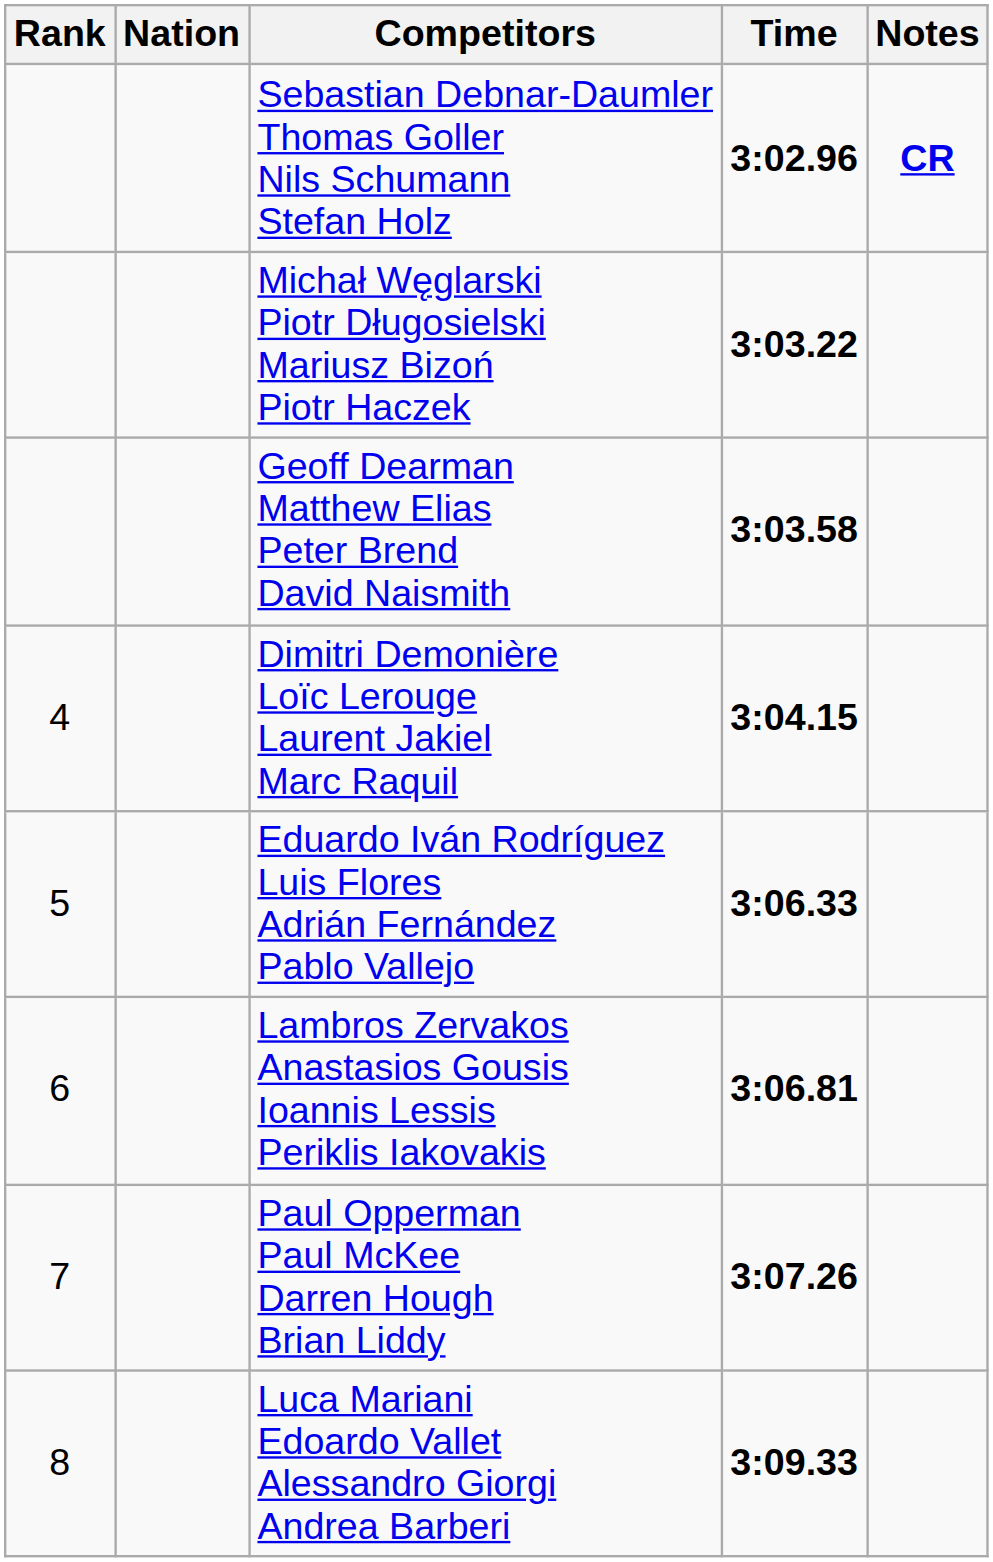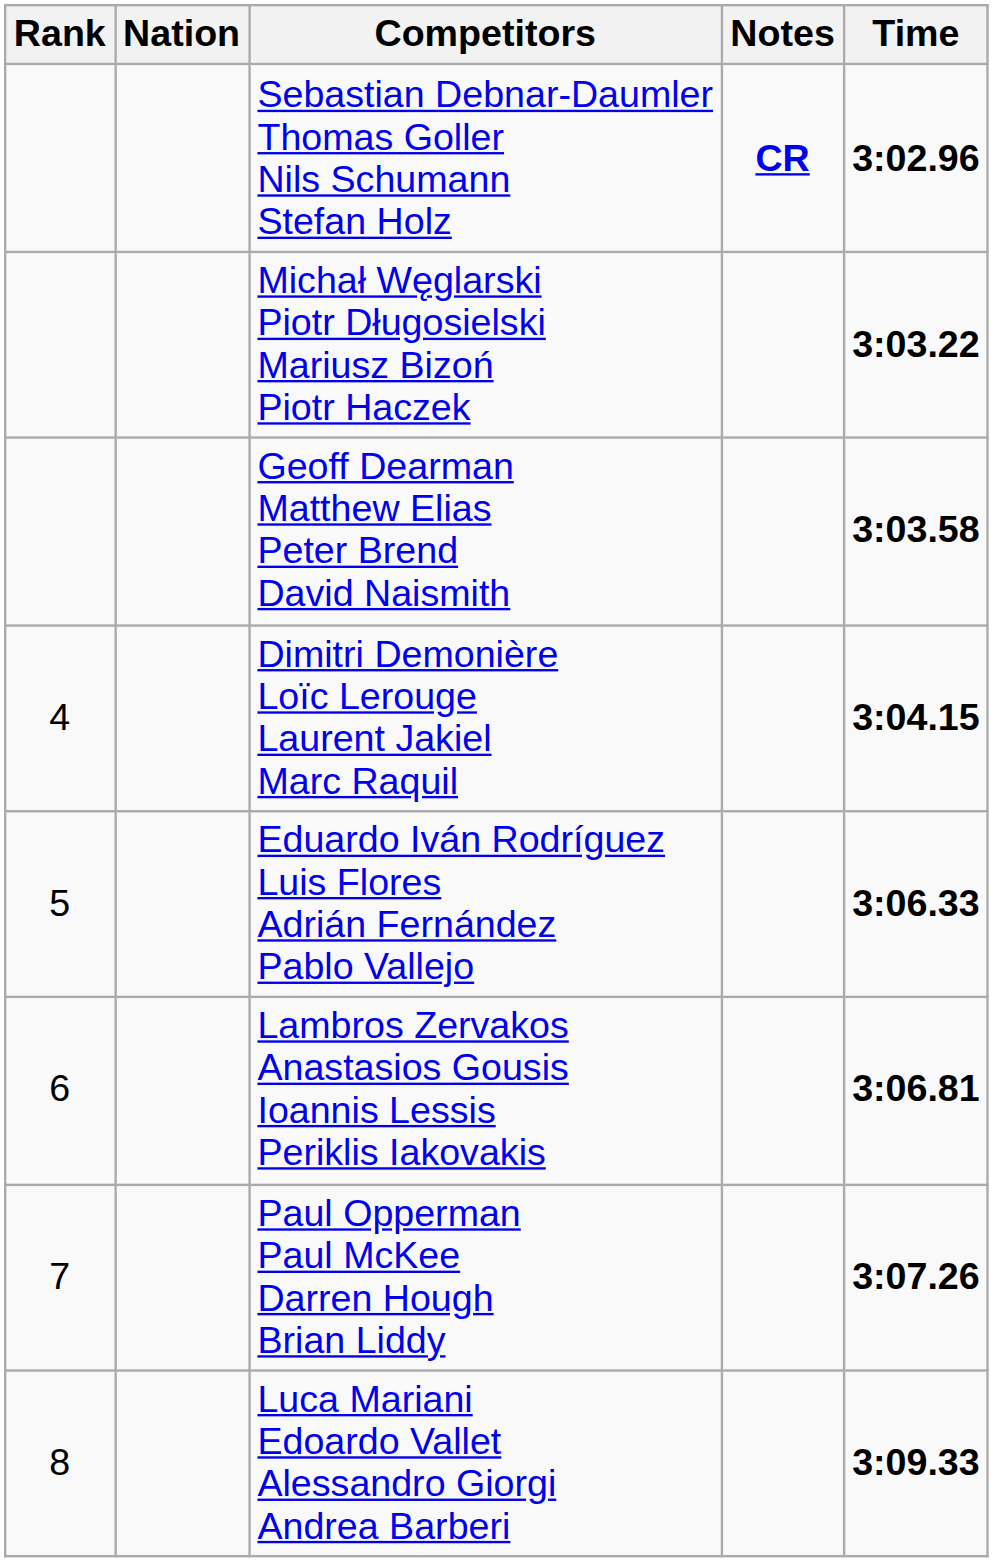columns swapped: (794, 34) <-> (927, 34)
